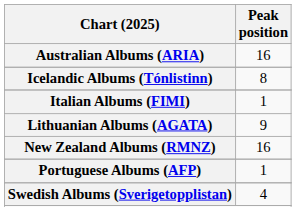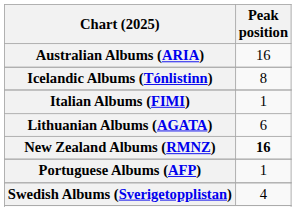(263, 124) 9 -> (263, 124) 6
(263, 147) normal -> (263, 147) bold
